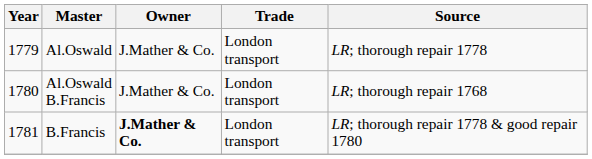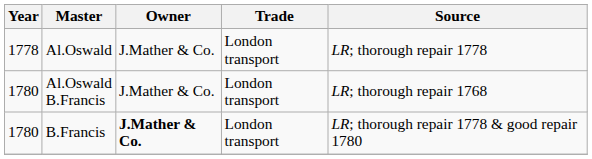(23, 49) 1779 -> (23, 49) 1778
(23, 132) 1781 -> (23, 132) 1780
